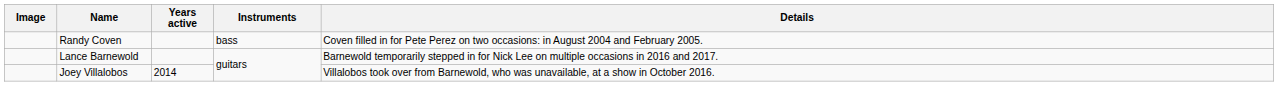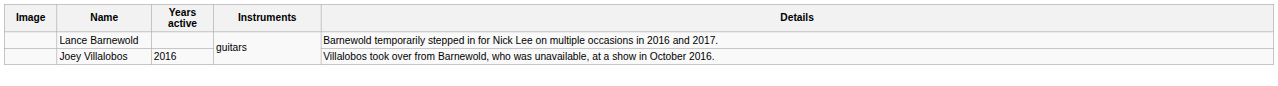- row: (90, 40)
(165, 72) 2014 -> (165, 56) 2016
